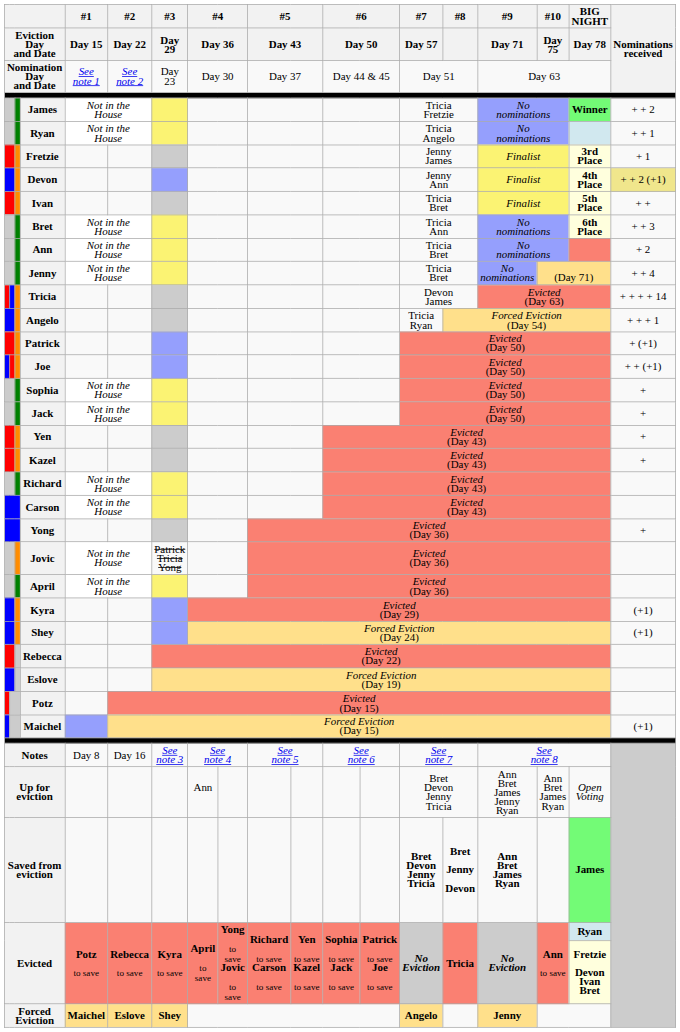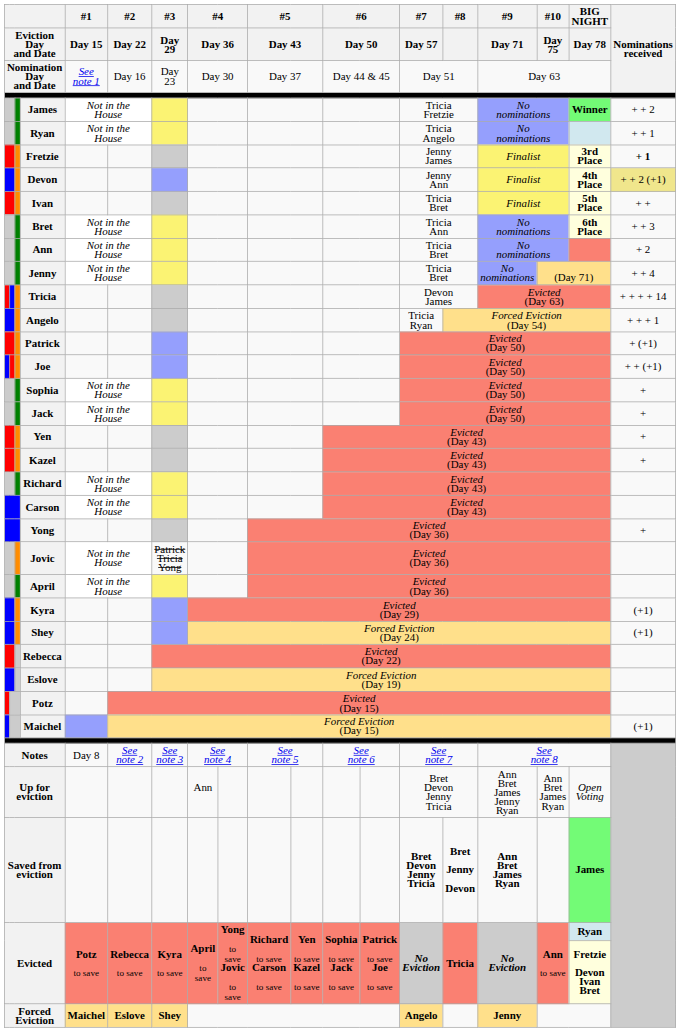(130, 77) See note 2 -> (130, 77) Day 16
(643, 157) normal -> (643, 157) bold
(130, 755) Day 16 -> (130, 755) See note 2
